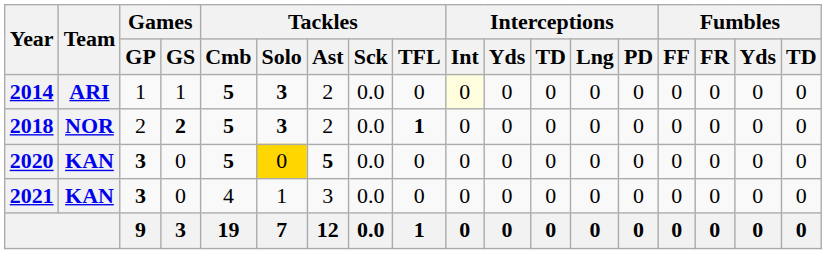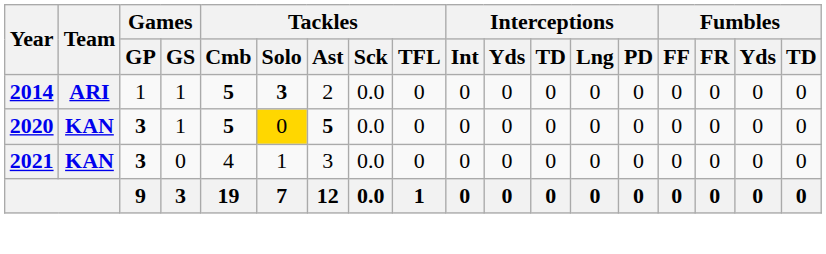(465, 91) lightyellow background -> (465, 91) no background
- row: (32, 126)
(181, 160) 0 -> (181, 126) 1
